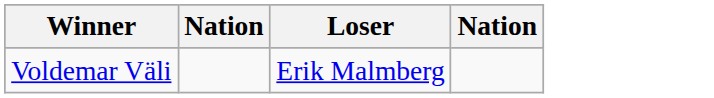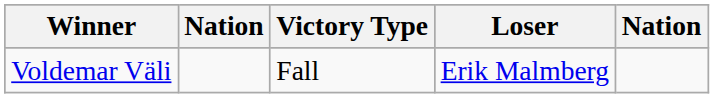+ column: (352, 26)
